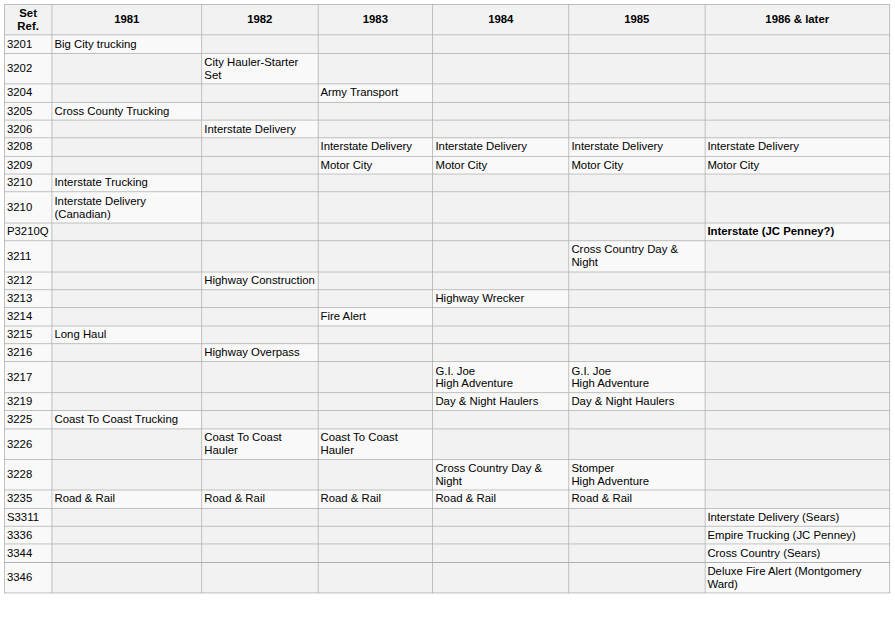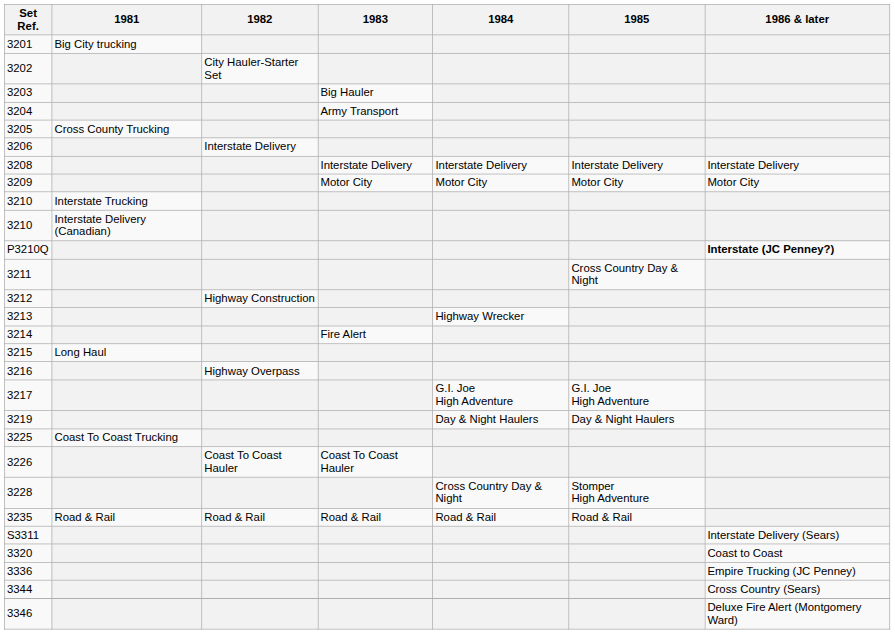+ row: (20, 93)
+ row: (20, 553)
